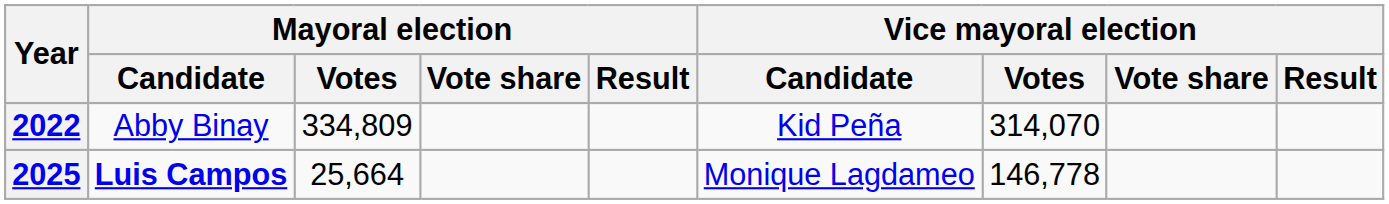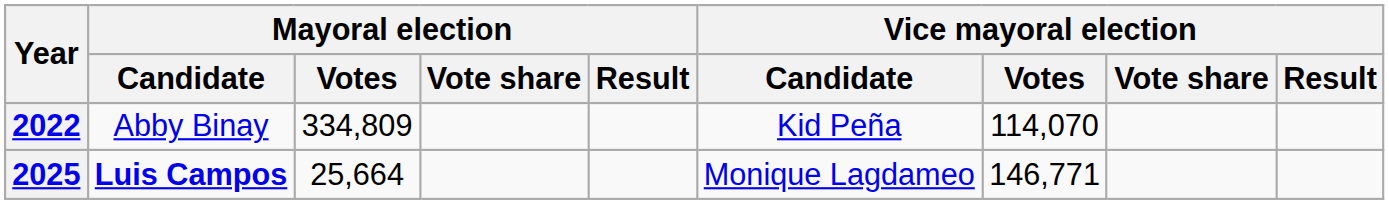(1045, 127) 314,070 -> (1045, 127) 114,070
(1045, 175) 146,778 -> (1045, 175) 146,771
